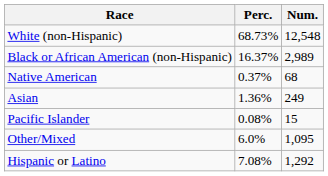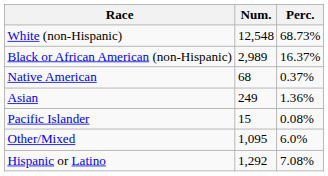columns swapped: (302, 14) <-> (258, 14)
